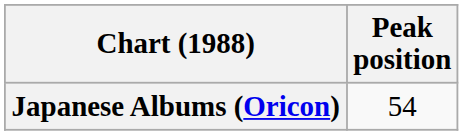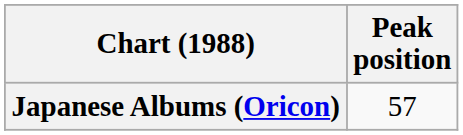(402, 105) 54 -> (402, 105) 57
